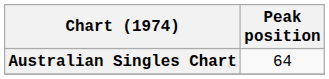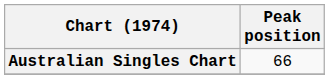(282, 62) 64 -> (282, 62) 66
